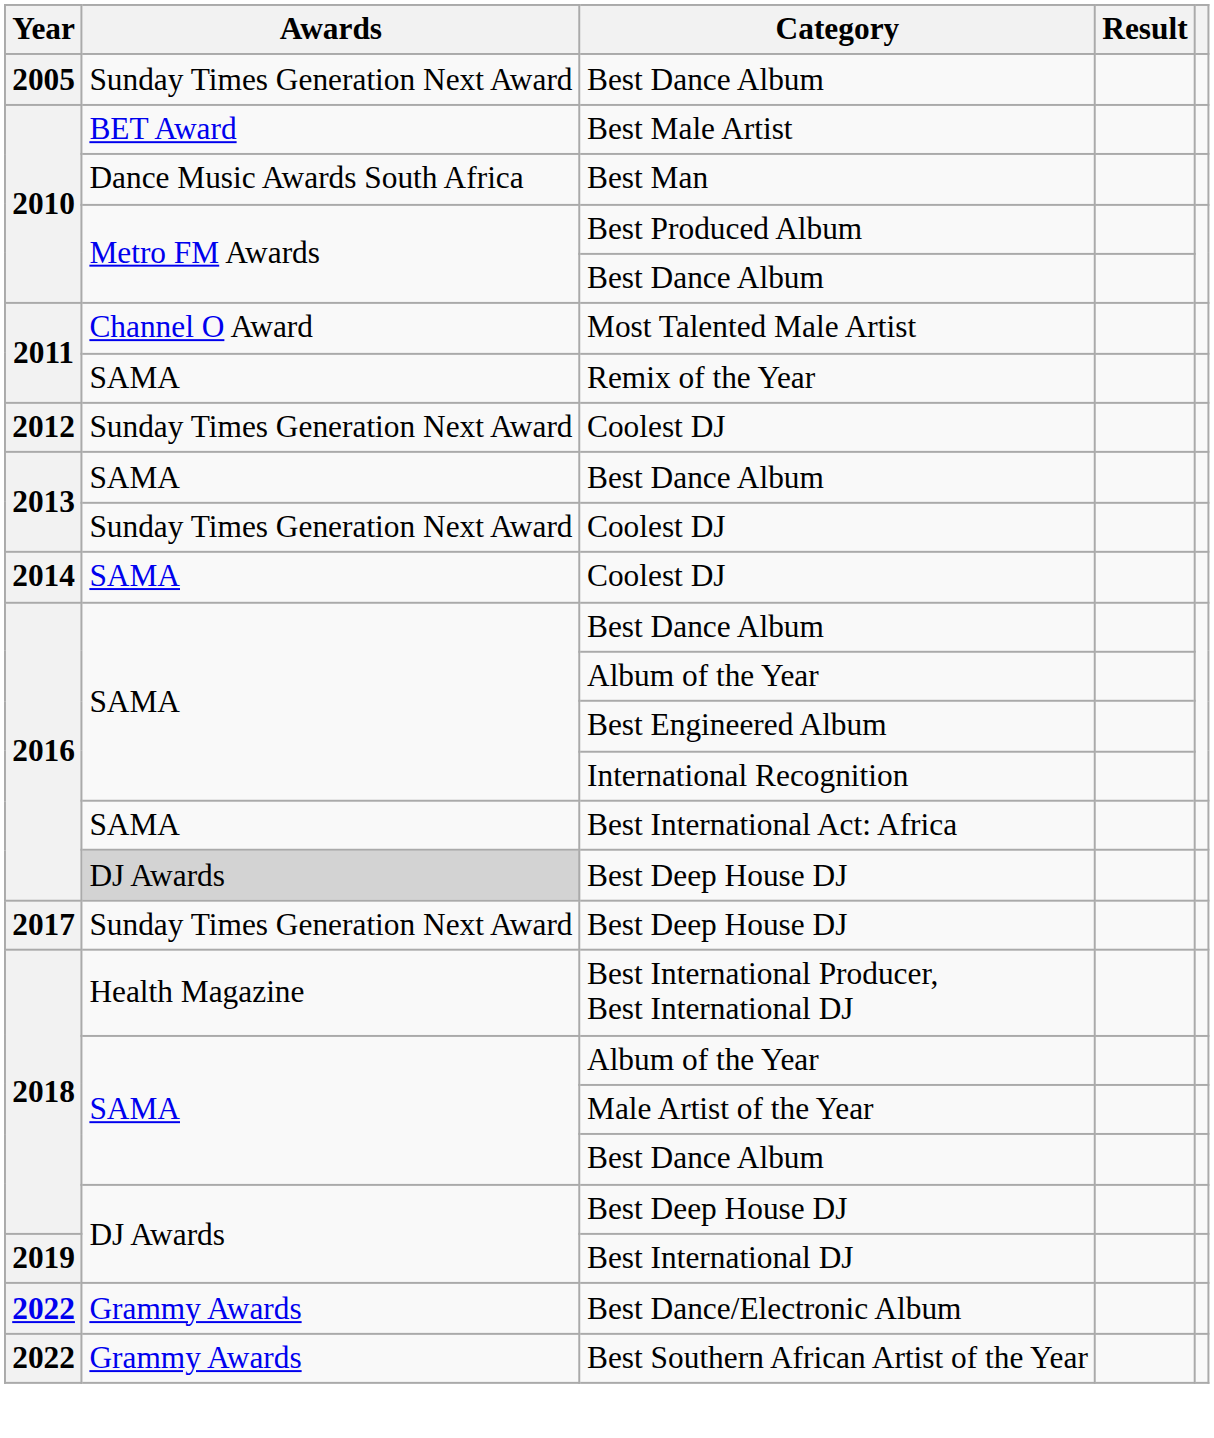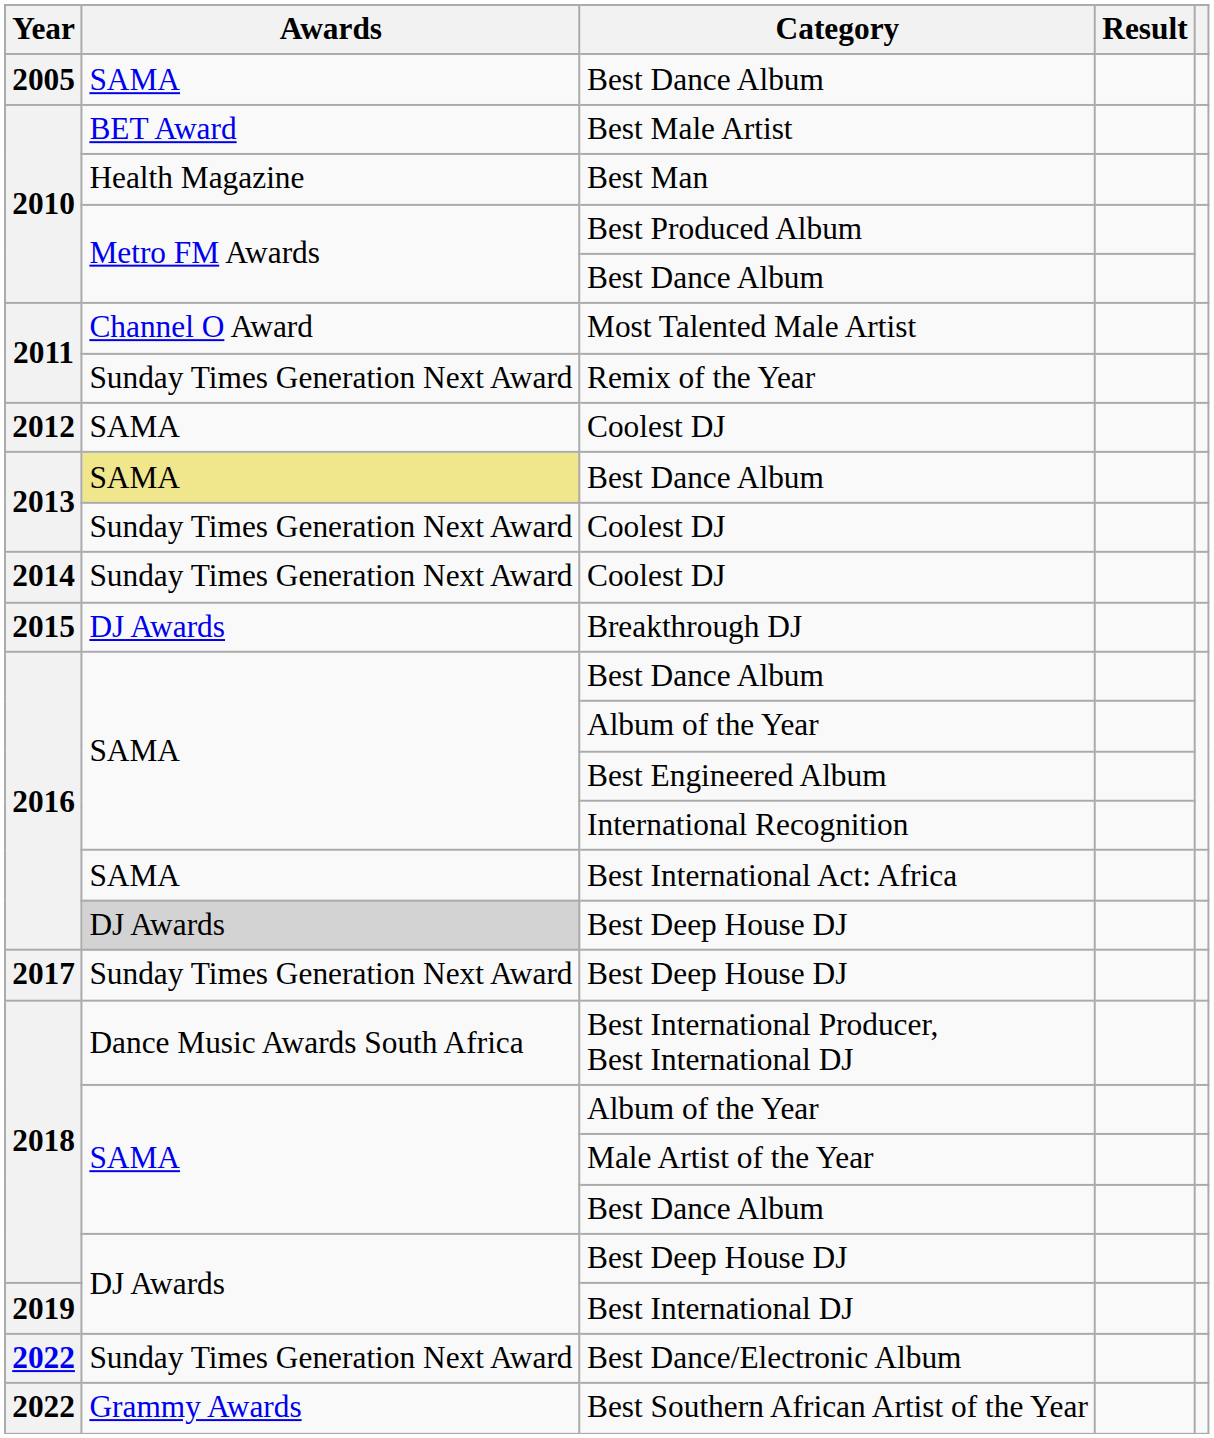(331, 79) Sunday Times Generation Next Award -> (135, 79) SAMA
(307, 178) Dance Music Awards South Africa -> (197, 178) Health Magazine
(135, 377) SAMA -> (331, 377) Sunday Times Generation Next Award
(331, 427) Sunday Times Generation Next Award -> (135, 427) SAMA
(135, 476) no background -> (135, 476) khaki background
(135, 576) SAMA -> (331, 576) Sunday Times Generation Next Award
+ row: (44, 626)
(197, 991) Health Magazine -> (307, 1041) Dance Music Awards South Africa
(196, 1308) Grammy Awards -> (331, 1357) Sunday Times Generation Next Award
